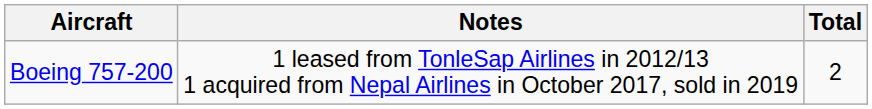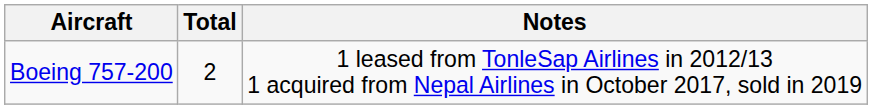columns swapped: (835, 22) <-> (491, 22)
